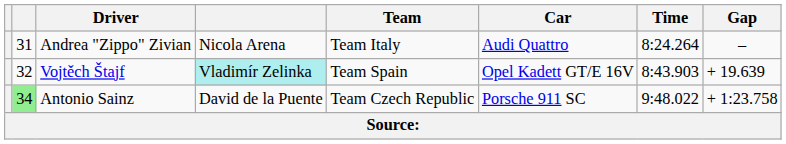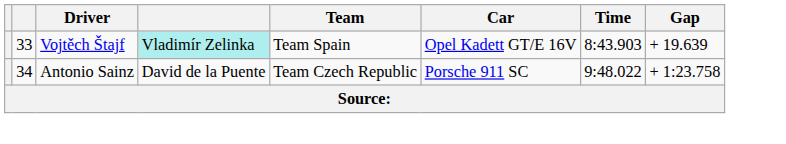- row: (116, 44)
(24, 71) 32 -> (24, 44) 33
(24, 98) lightgreen background -> (24, 71) no background
